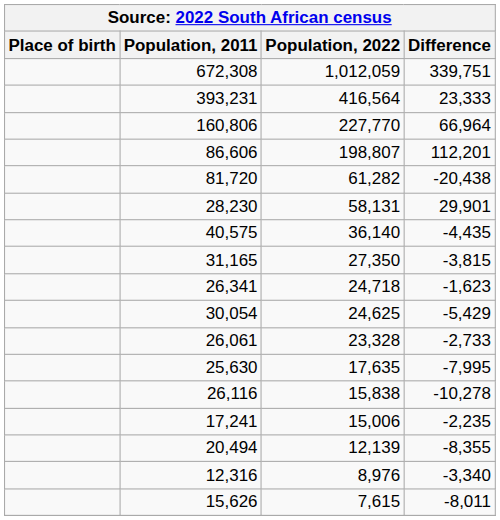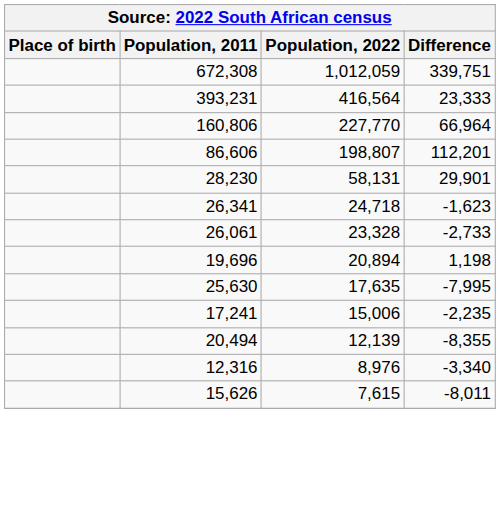- row: (232, 179)
- row: (232, 233)
- row: (232, 260)
- row: (232, 313)
+ row: (232, 260)
- row: (232, 394)
